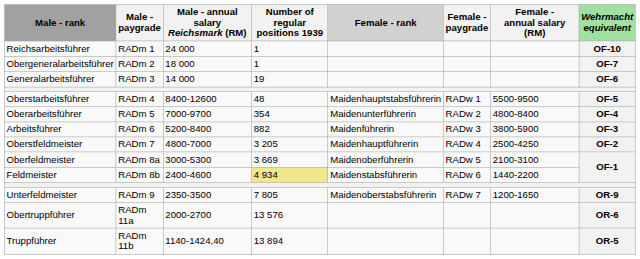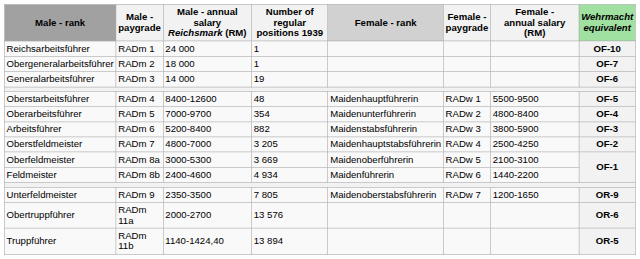(386, 99) Maidenhauptstabsführerin -> (374, 99) Maidenhauptführerin
(362, 129) Maidenführerin -> (374, 129) Maidenstabsführerin
(374, 144) Maidenhauptführerin -> (386, 144) Maidenhauptstabsführerin
(266, 175) khaki background -> (266, 175) no background
(374, 175) Maidenstabsführerin -> (362, 175) Maidenführerin
